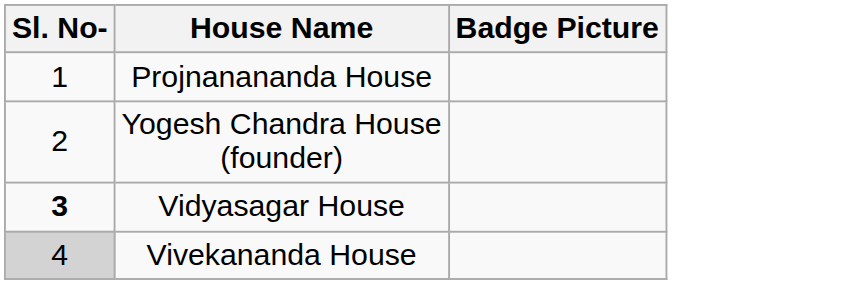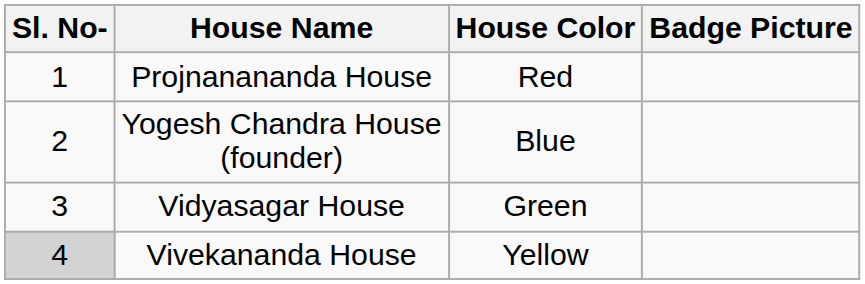+ column: (545, 28)
(60, 206) bold -> (60, 206) normal
